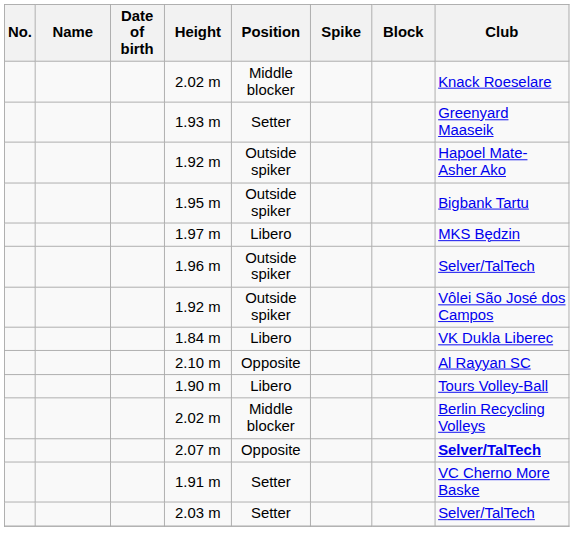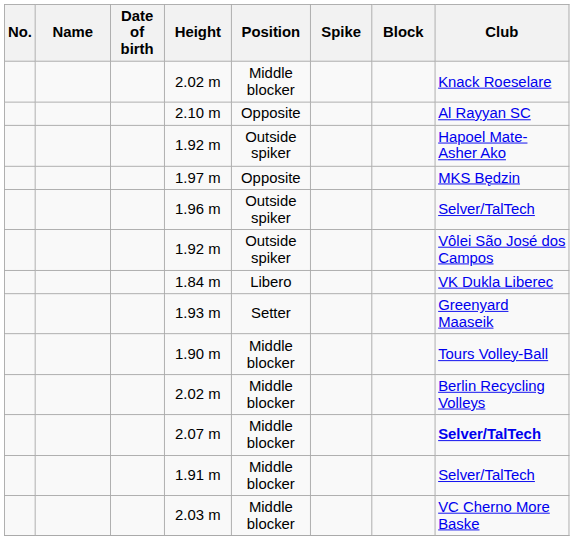rows swapped: (20, 122) <-> (20, 363)
- row: (20, 203)
(271, 234) Libero -> (271, 177) Opposite
(271, 386) Libero -> (271, 354) Middle blocker
(271, 450) Opposite -> (271, 434) Middle blocker
(271, 482) Setter -> (271, 475) Middle blocker
(494, 482) VC Cherno More Baske -> (487, 475) Selver/TalTech
(271, 514) Setter -> (271, 515) Middle blocker
(487, 514) Selver/TalTech -> (494, 515) VC Cherno More Baske
